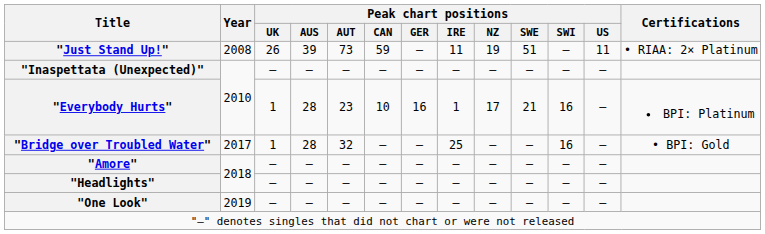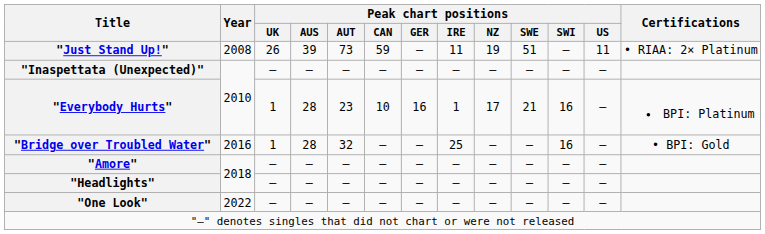(237, 145) 2017 -> (237, 145) 2016
(237, 202) 2019 -> (237, 202) 2022
